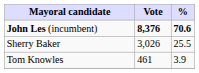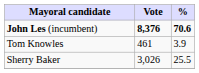rows swapped: (33, 44) <-> (35, 60)
